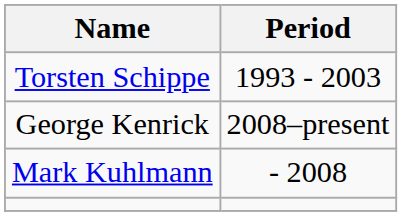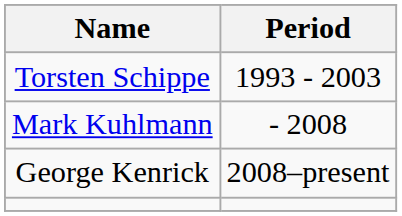rows swapped: (112, 172) <-> (112, 124)
